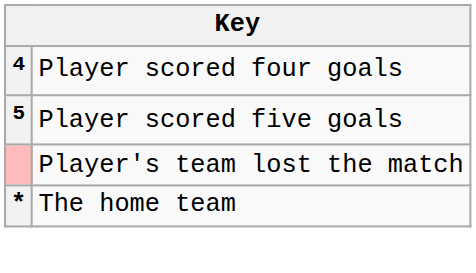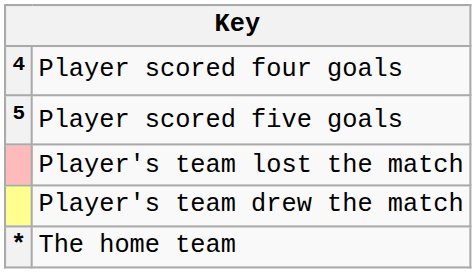+ row: (251, 206)
